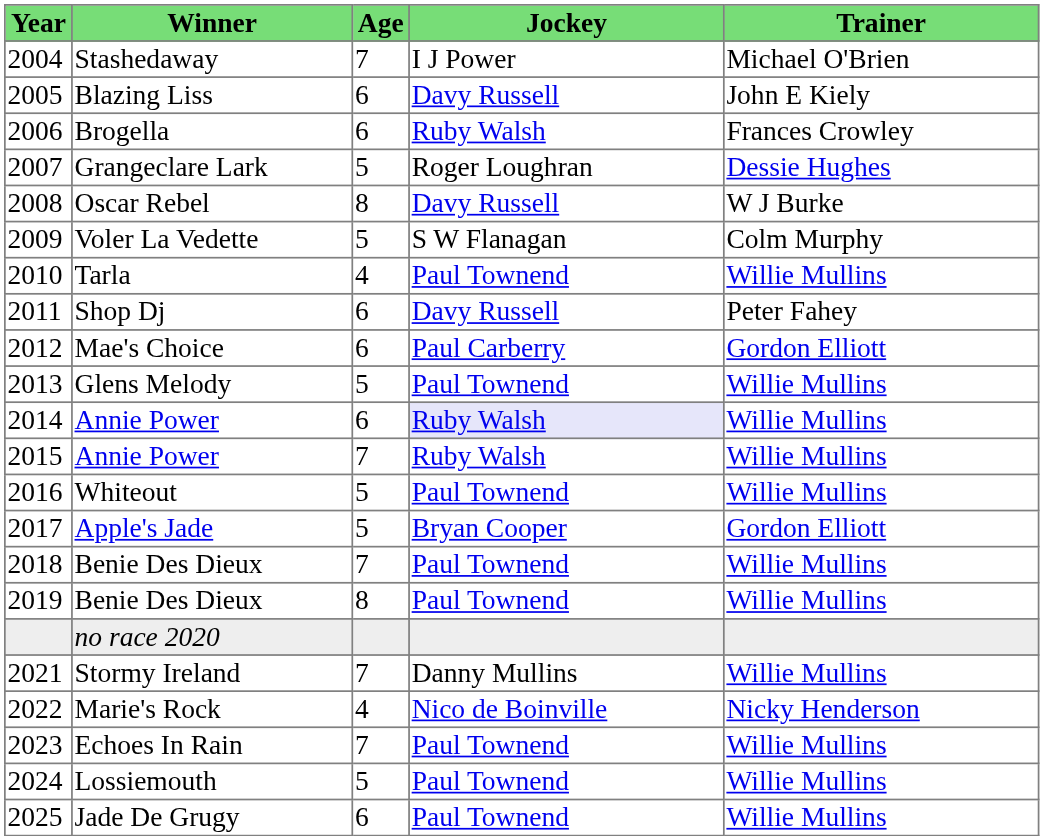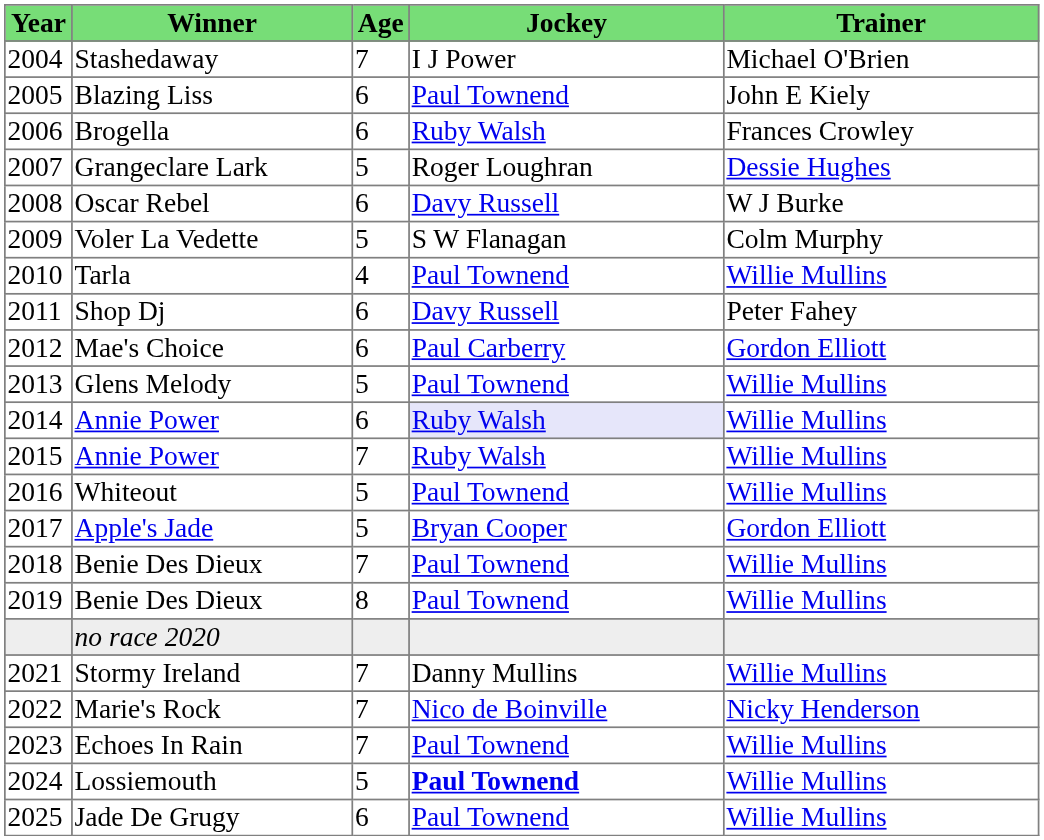(485, 94) Davy Russell -> (490, 94) Paul Townend
(362, 203) 8 -> (362, 203) 6
(362, 708) 4 -> (362, 708) 7
(490, 781) normal -> (495, 781) bold
